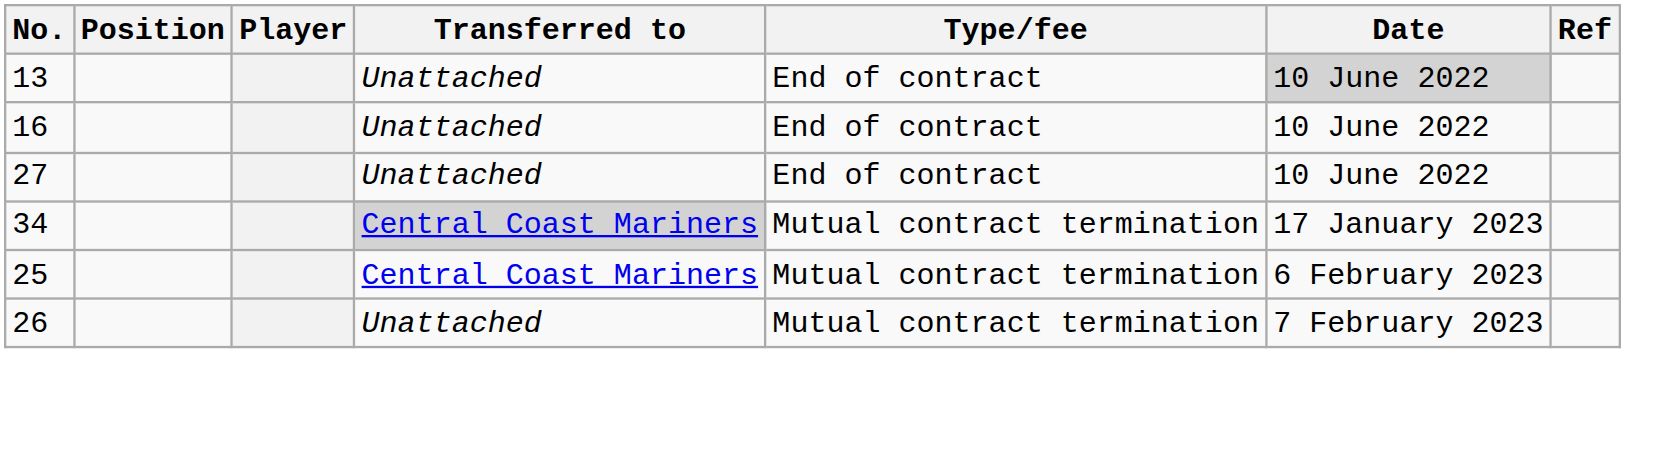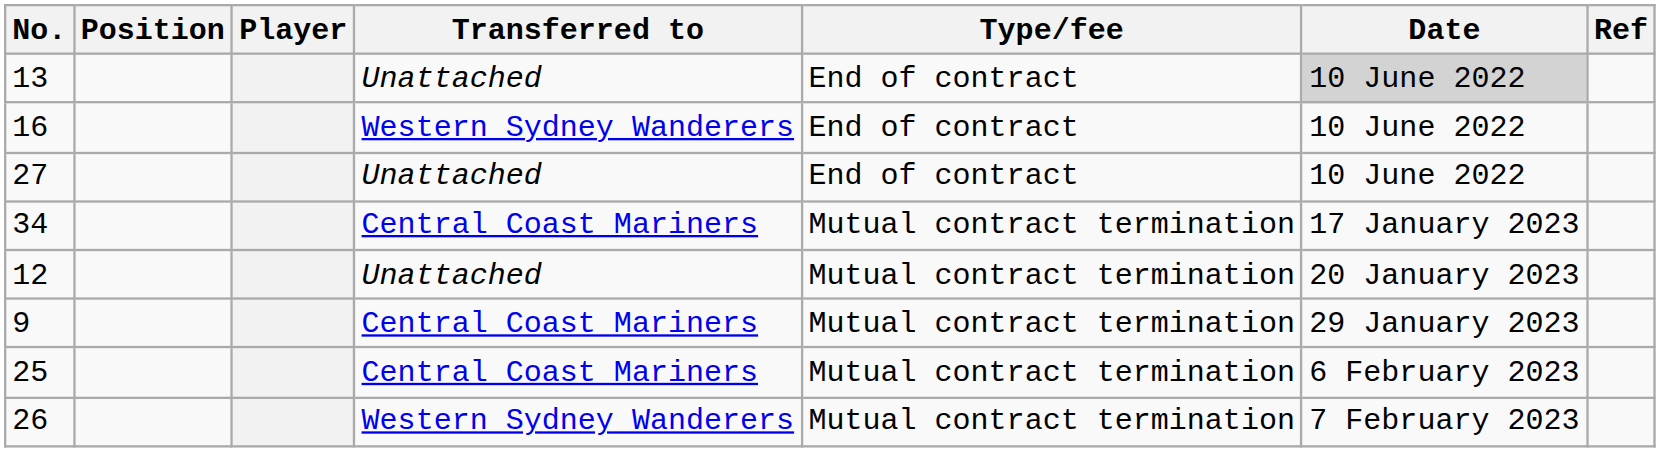(452, 128) Unattached -> (578, 128) Western Sydney Wanderers
(560, 225) lightgrey background -> (560, 225) no background
+ row: (30, 274)
+ row: (21, 323)
(452, 323) Unattached -> (578, 421) Western Sydney Wanderers
